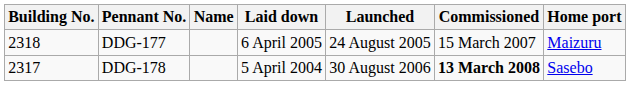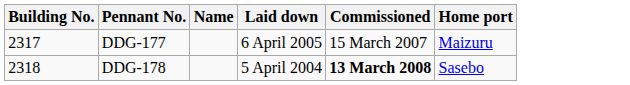- column: (380, 17)
(24, 42) 2318 -> (24, 42) 2317
(24, 67) 2317 -> (24, 67) 2318
